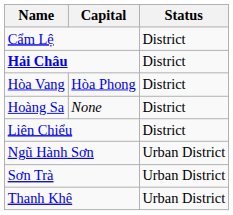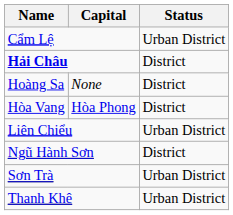(164, 38) District -> (184, 38) Urban District
rows swapped: (36, 84) <-> (36, 107)
(164, 130) District -> (184, 130) Urban District
(184, 152) Urban District -> (164, 152) District
